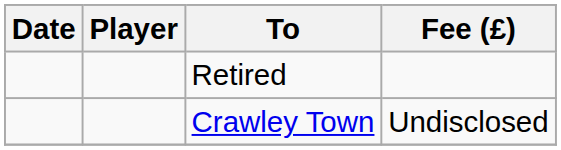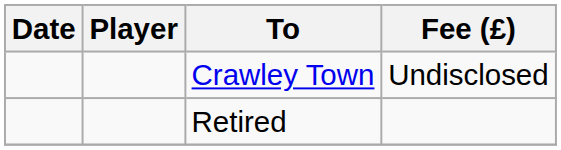rows swapped: (283, 122) <-> (239, 75)
